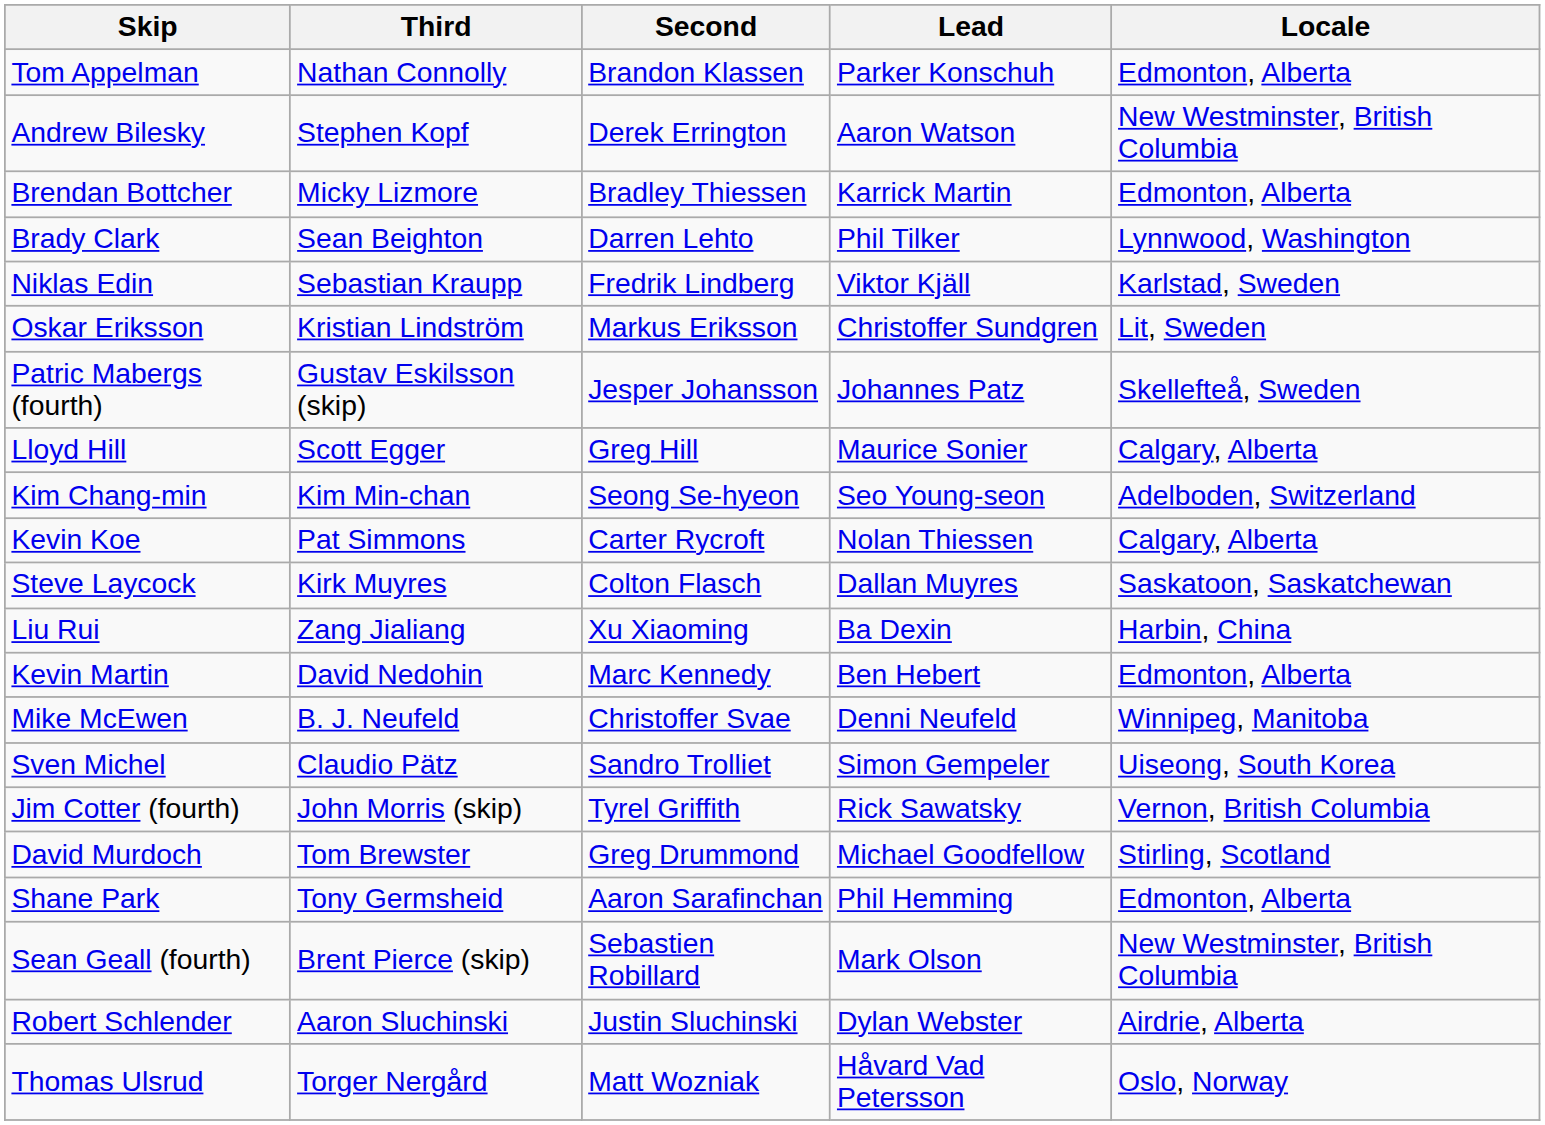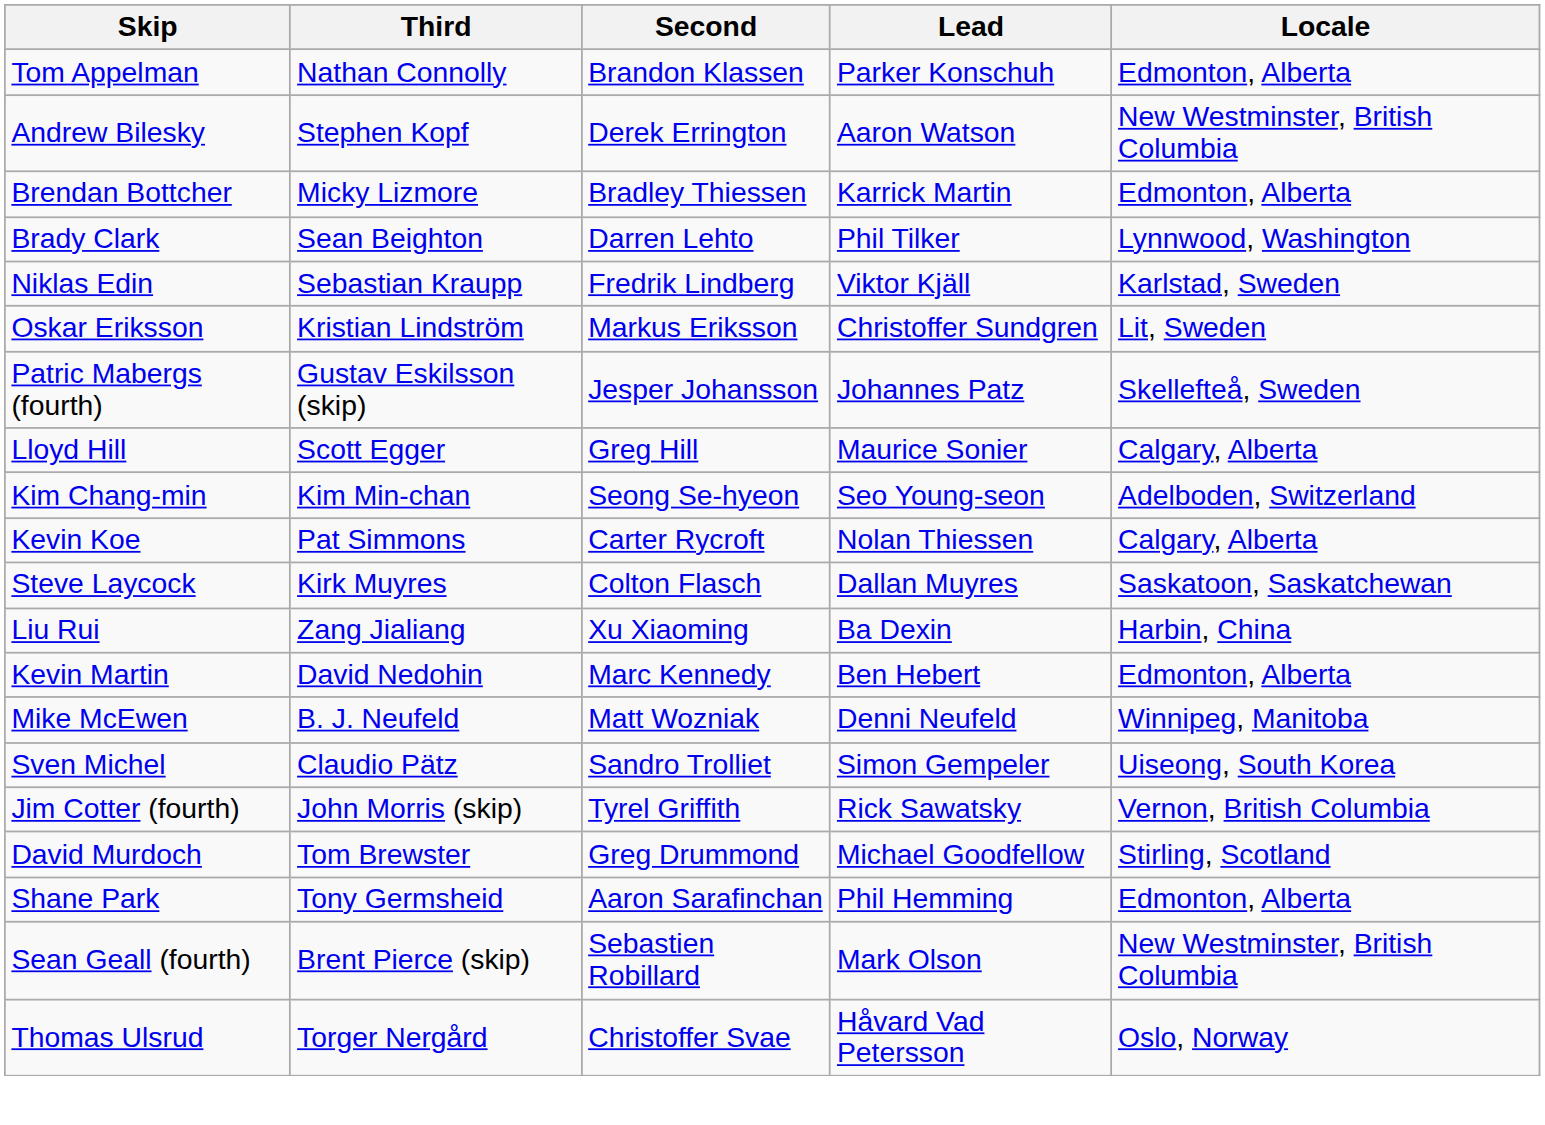(689, 719) Christoffer Svae -> (674, 719) Matt Wozniak
- row: (122, 1020)
(674, 1081) Matt Wozniak -> (689, 1036) Christoffer Svae
